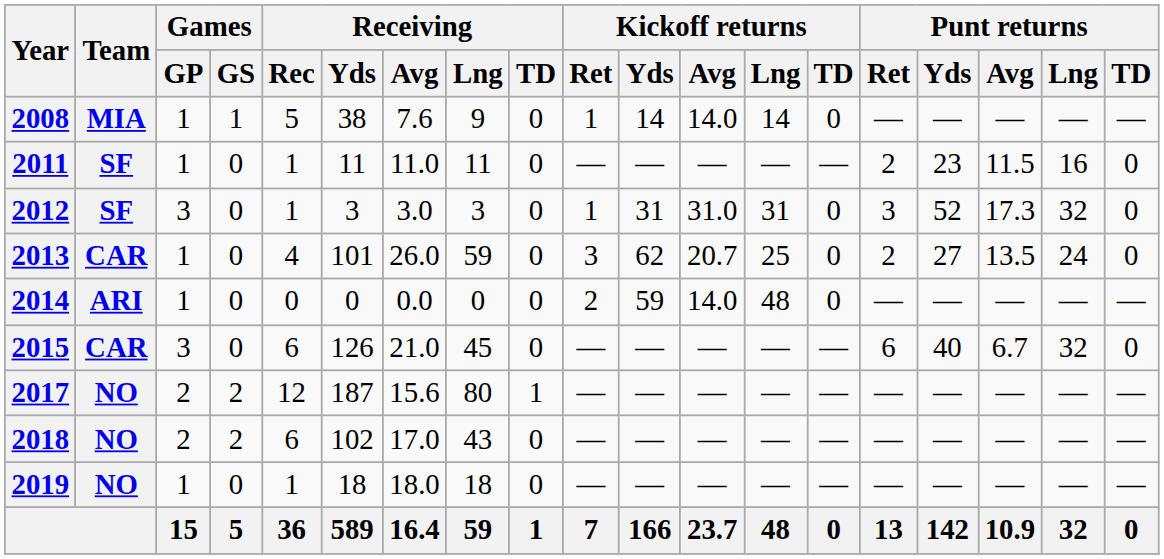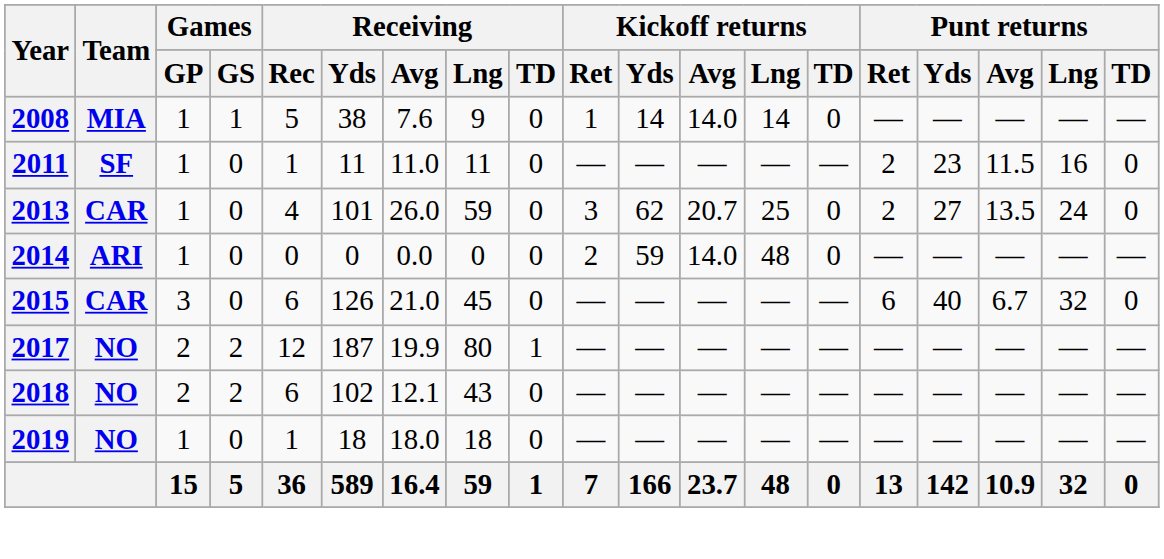- row: (40, 210)
(415, 392) 15.6 -> (415, 347) 19.9
(415, 438) 17.0 -> (415, 392) 12.1
